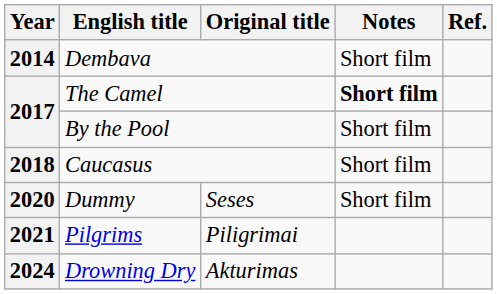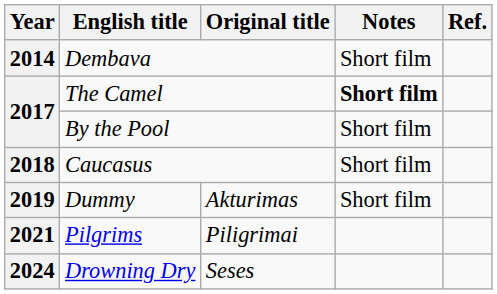(32, 199) 2020 -> (32, 199) 2019
(230, 199) Seses -> (252, 199) Akturimas
(252, 270) Akturimas -> (230, 270) Seses
